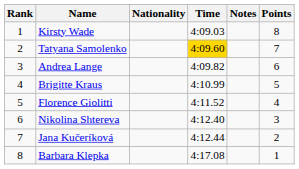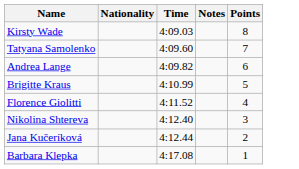- column: (20, 13)
(208, 48) gold background -> (176, 48) no background
